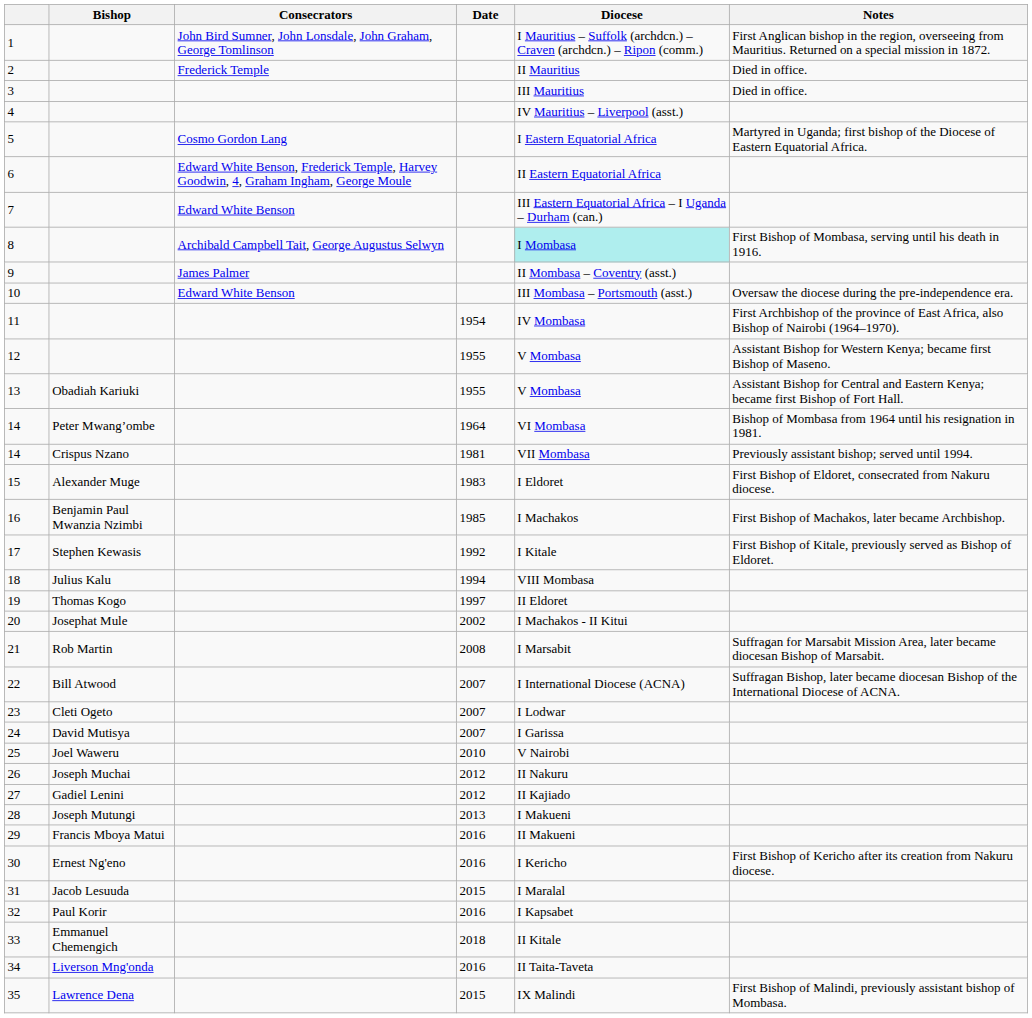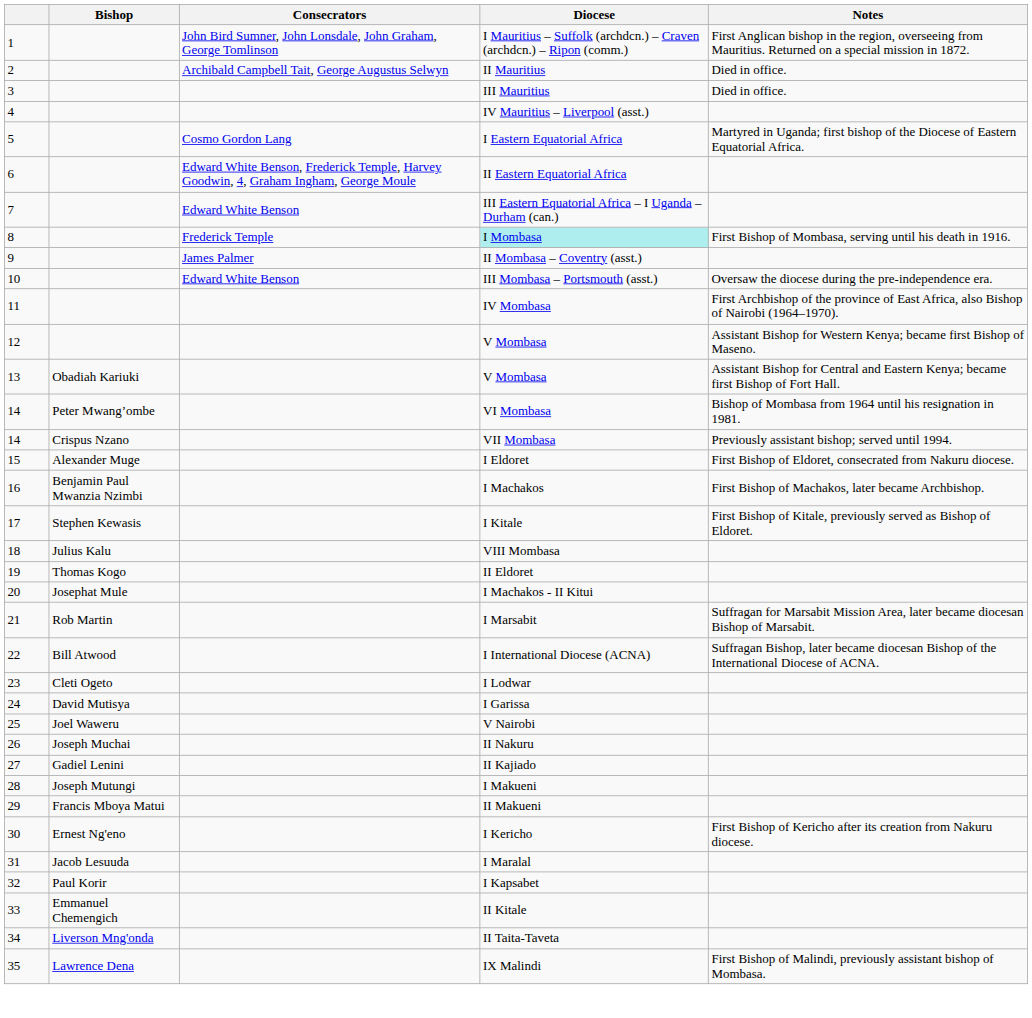- column: (485, 14)
(223, 70) Frederick Temple -> (315, 70) Archibald Campbell Tait, George Augustus Selwyn
(311, 244) Archibald Campbell Tait, George Augustus Selwyn -> (228, 237) Frederick Temple
